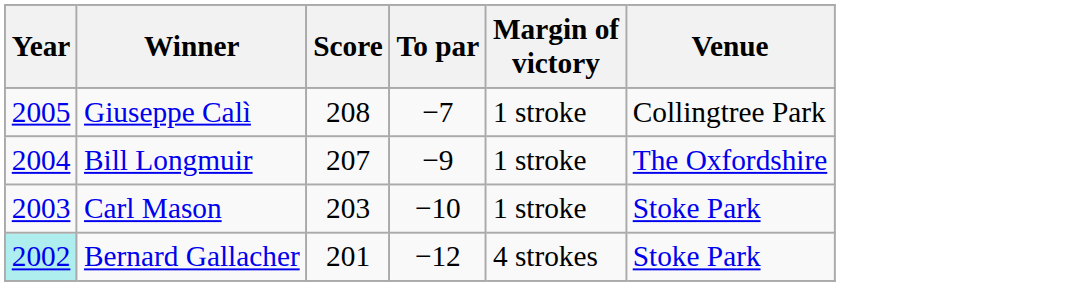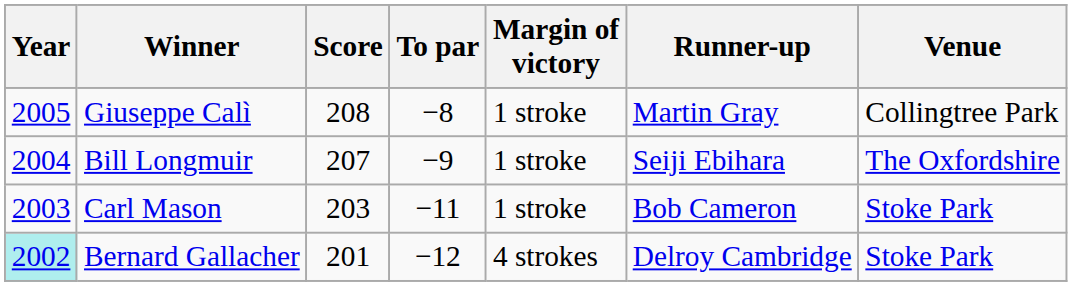+ column: (742, 46)
(438, 111) −7 -> (438, 111) −8
(438, 208) −10 -> (438, 208) −11
